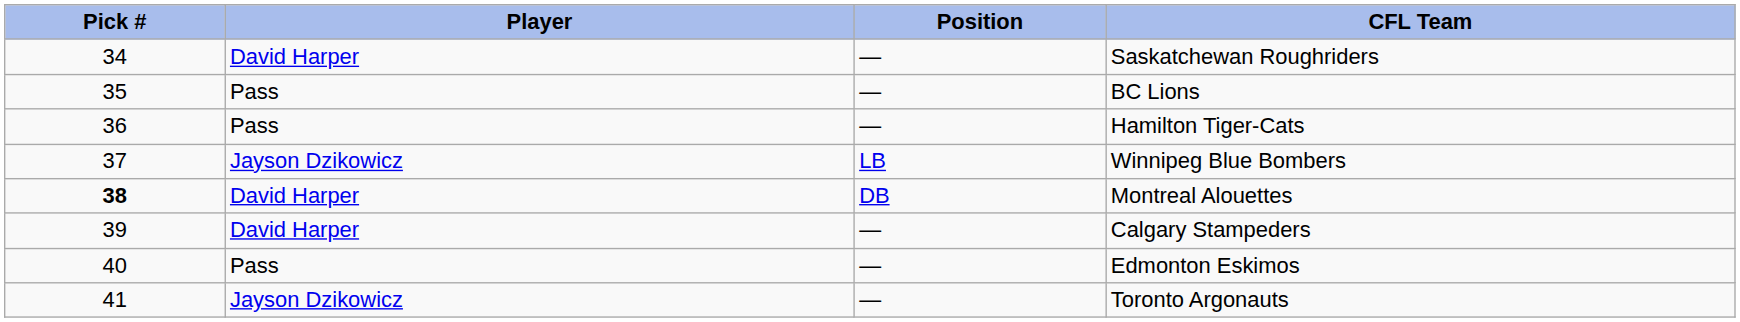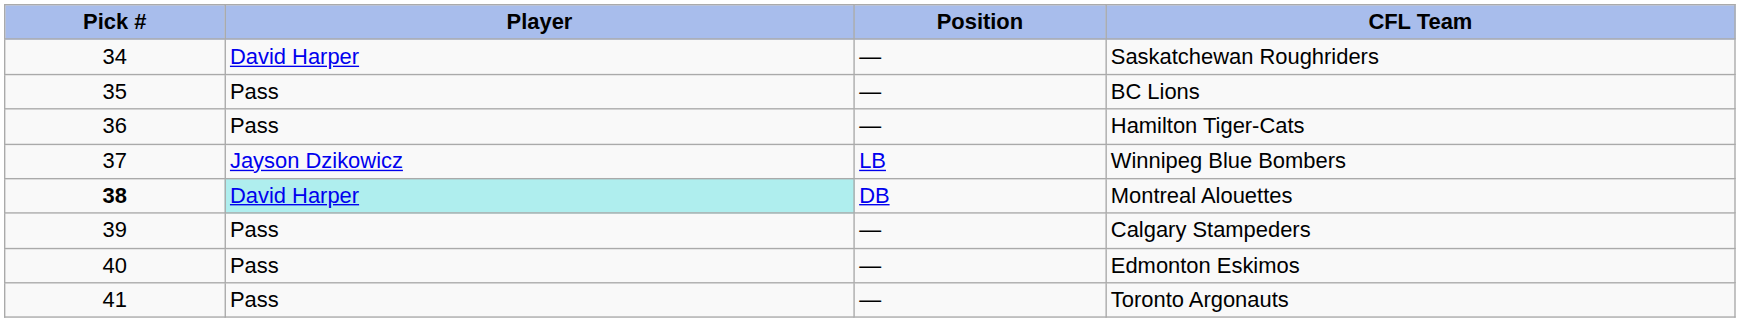(295, 195) no background -> (295, 195) paleturquoise background
(295, 230) David Harper -> (254, 230) Pass
(316, 299) Jayson Dzikowicz -> (254, 299) Pass
